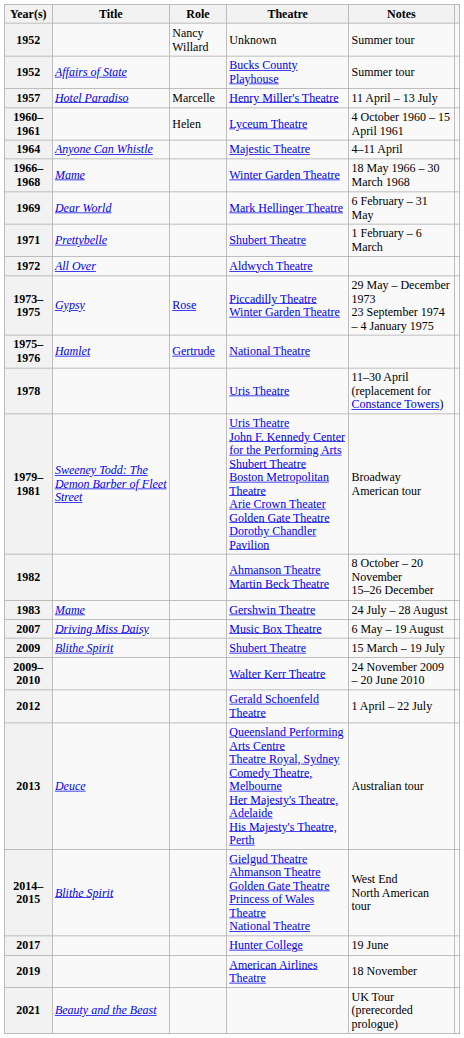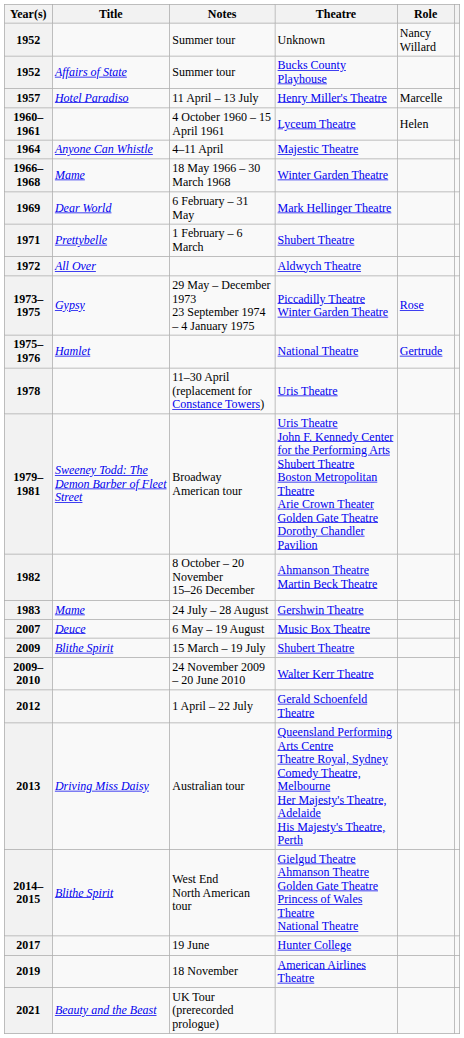columns swapped: (198, 14) <-> (401, 14)
(102, 629) Driving Miss Daisy -> (70, 629) Deuce
(70, 786) Deuce -> (102, 786) Driving Miss Daisy
